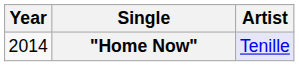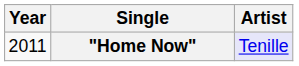(28, 46) 2014 -> (28, 46) 2011
